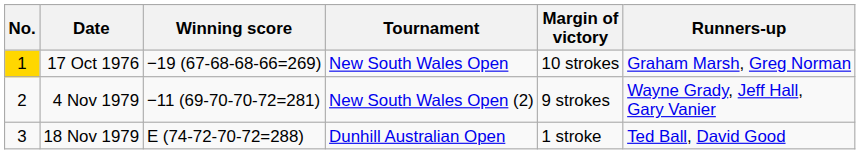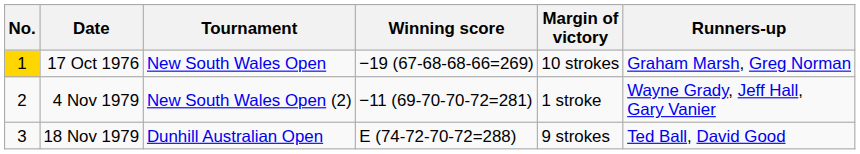columns swapped: (431, 28) <-> (234, 28)
(576, 100) 9 strokes -> (572, 100) 1 stroke
(572, 136) 1 stroke -> (576, 136) 9 strokes
